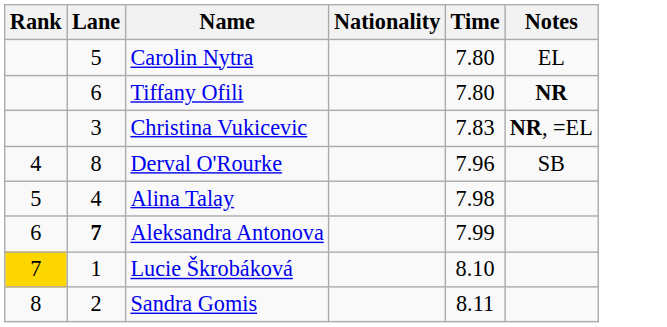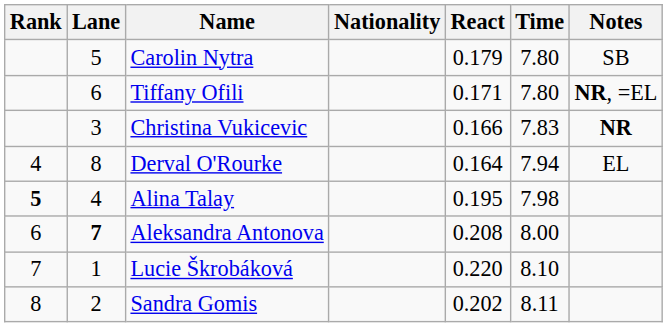+ column: (478, 22)
(551, 57) EL -> (616, 57) SB
(551, 92) NR -> (616, 92) NR, =EL
(551, 127) NR, =EL -> (616, 127) NR
(475, 163) 7.96 -> (540, 163) 7.94
(551, 163) SB -> (616, 163) EL
(36, 198) normal -> (36, 198) bold
(475, 233) 7.99 -> (540, 233) 8.00
(36, 269) gold background -> (36, 269) no background
